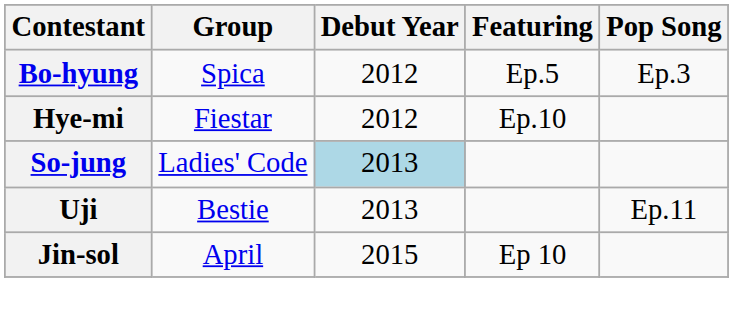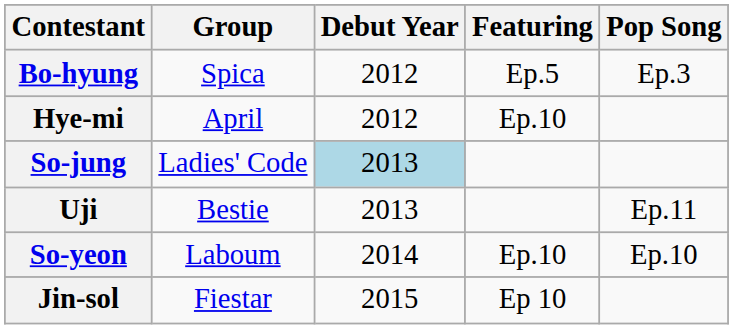(233, 118) Fiestar -> (233, 118) April
+ row: (78, 254)
(233, 254) April -> (233, 299) Fiestar
